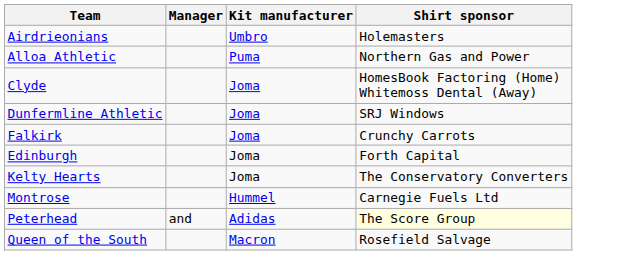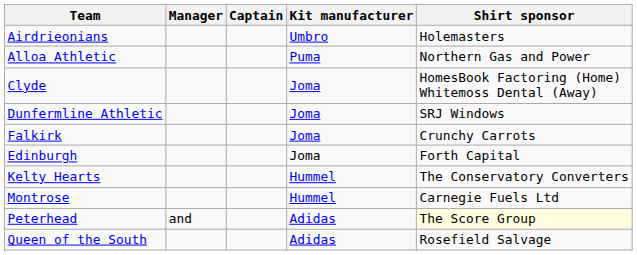+ column: (256, 15)
(245, 177) Joma -> (313, 177) Hummel
(252, 240) Macron -> (313, 240) Adidas
